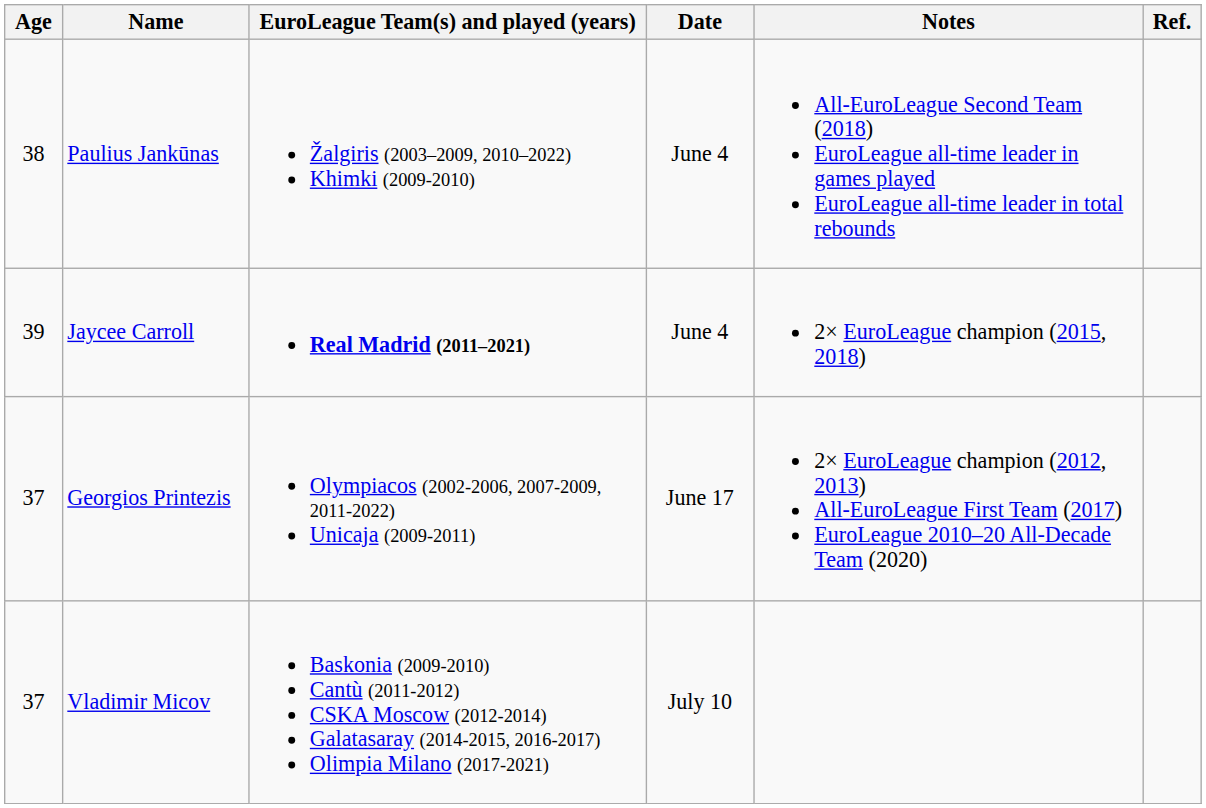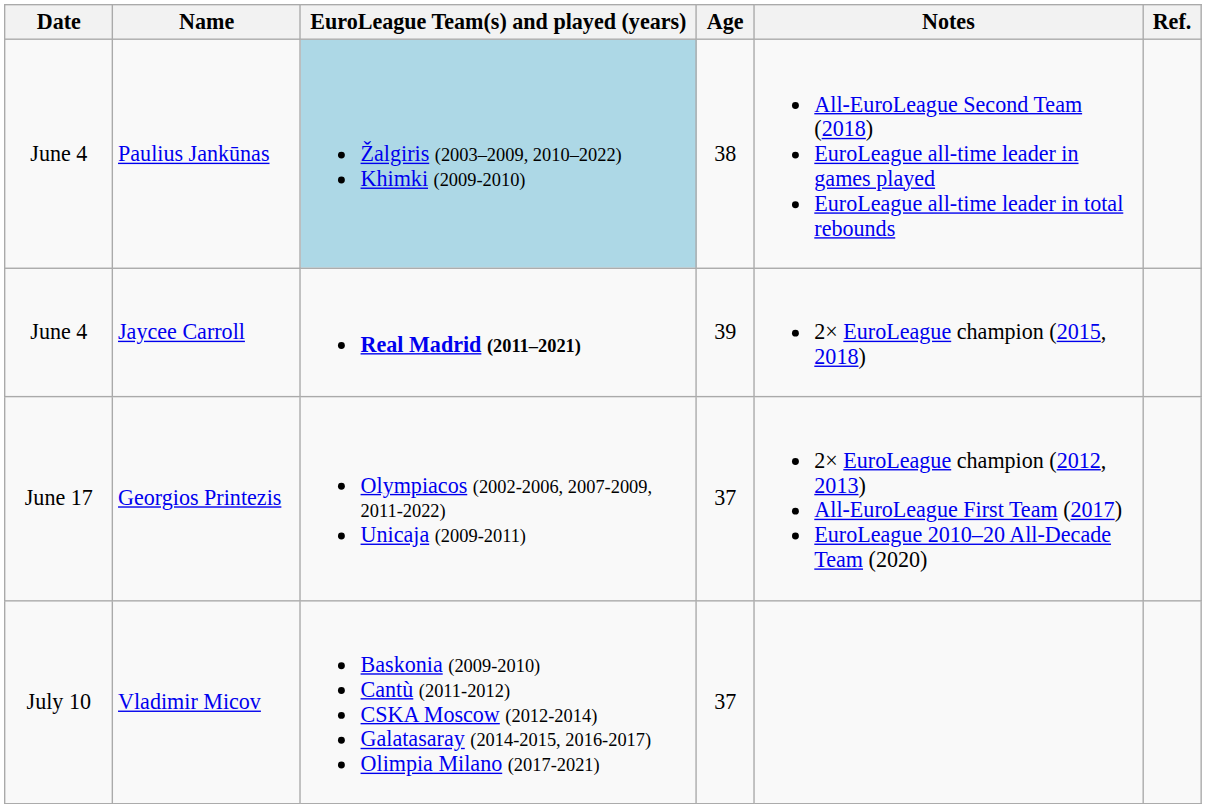columns swapped: (700, 22) <-> (33, 22)
(448, 166) no background -> (498, 166) lightblue background
